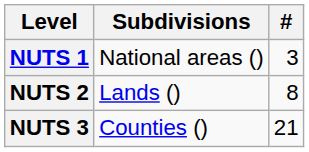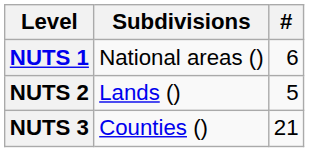(292, 57) 3 -> (292, 57) 6
(292, 92) 8 -> (292, 92) 5
